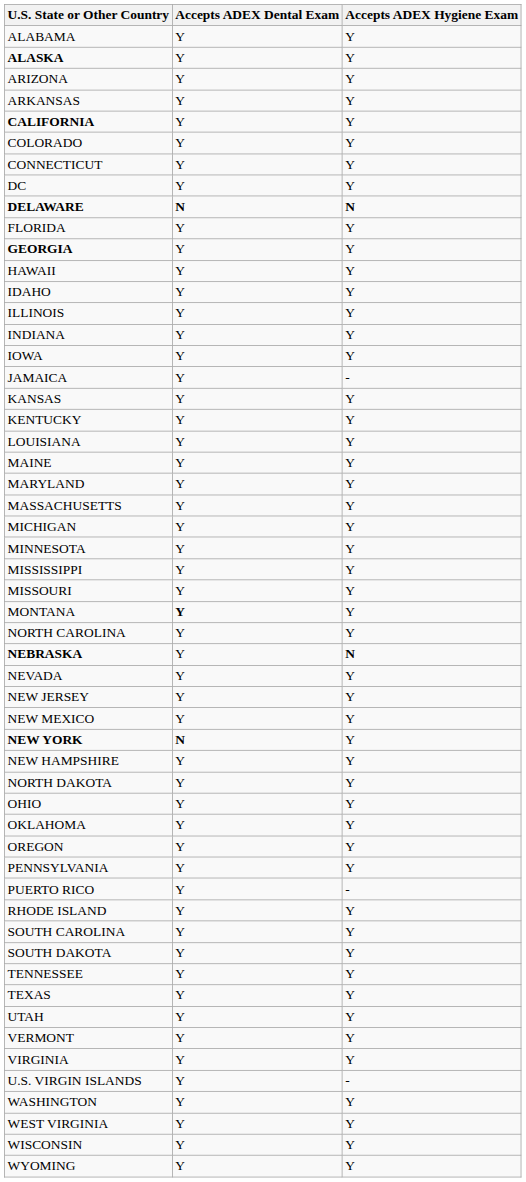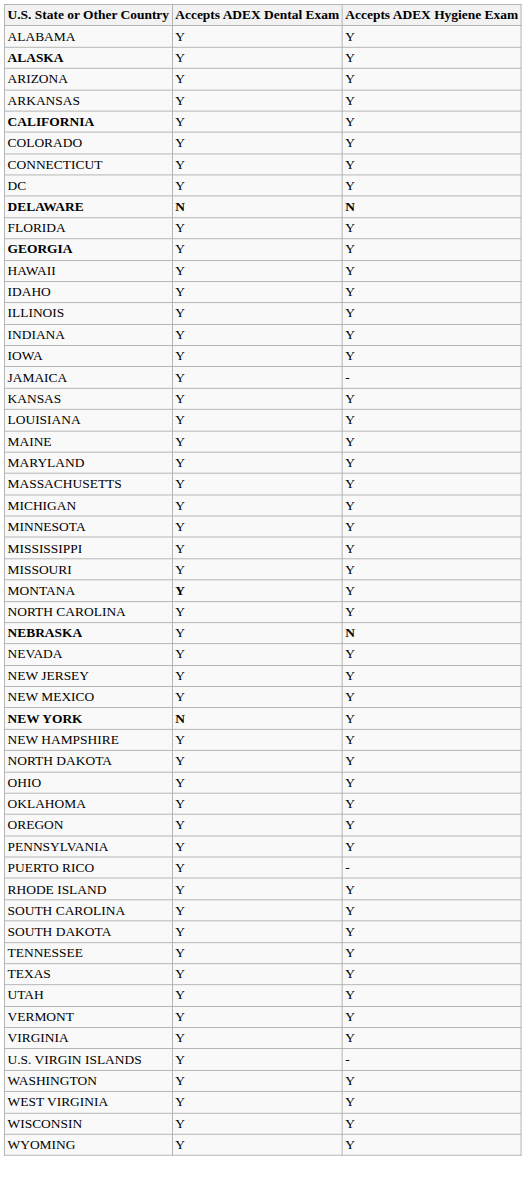- row: (44, 420)
